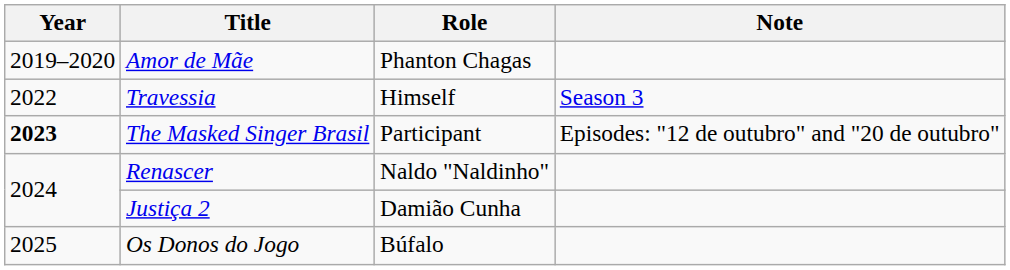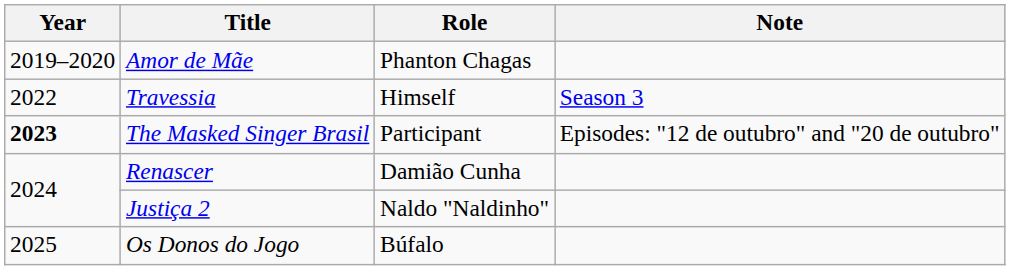(465, 171) Naldo "Naldinho" -> (450, 171) Damião Cunha
(450, 208) Damião Cunha -> (465, 208) Naldo "Naldinho"
